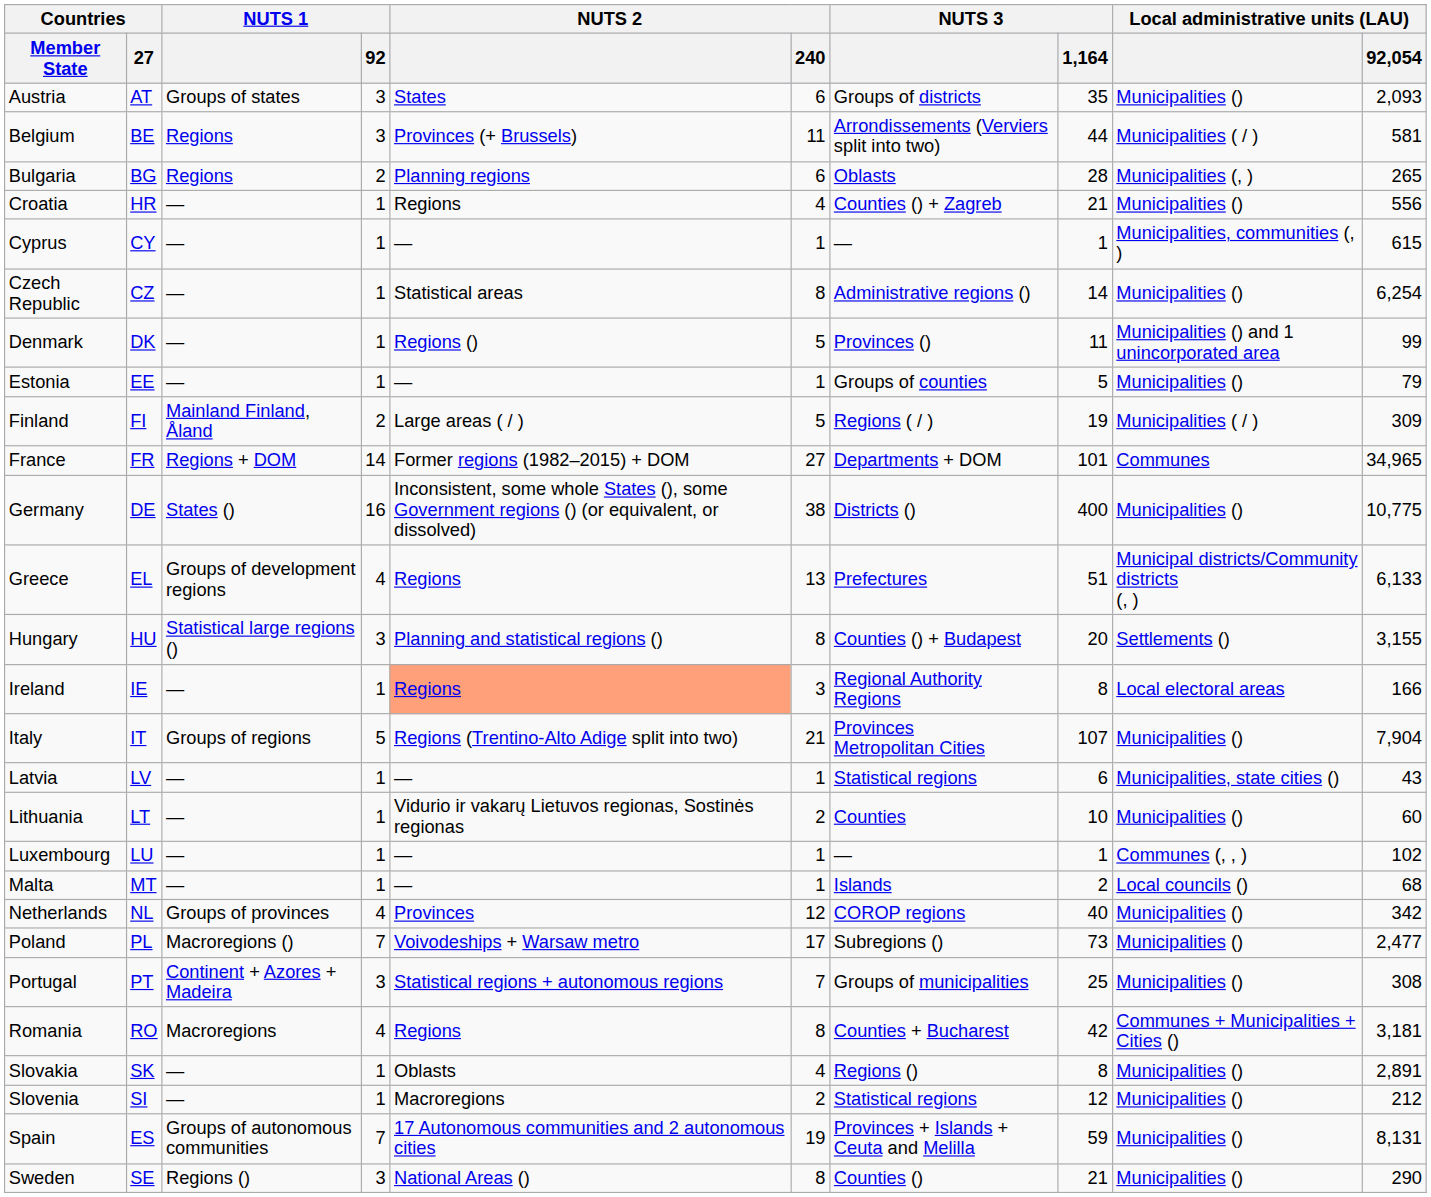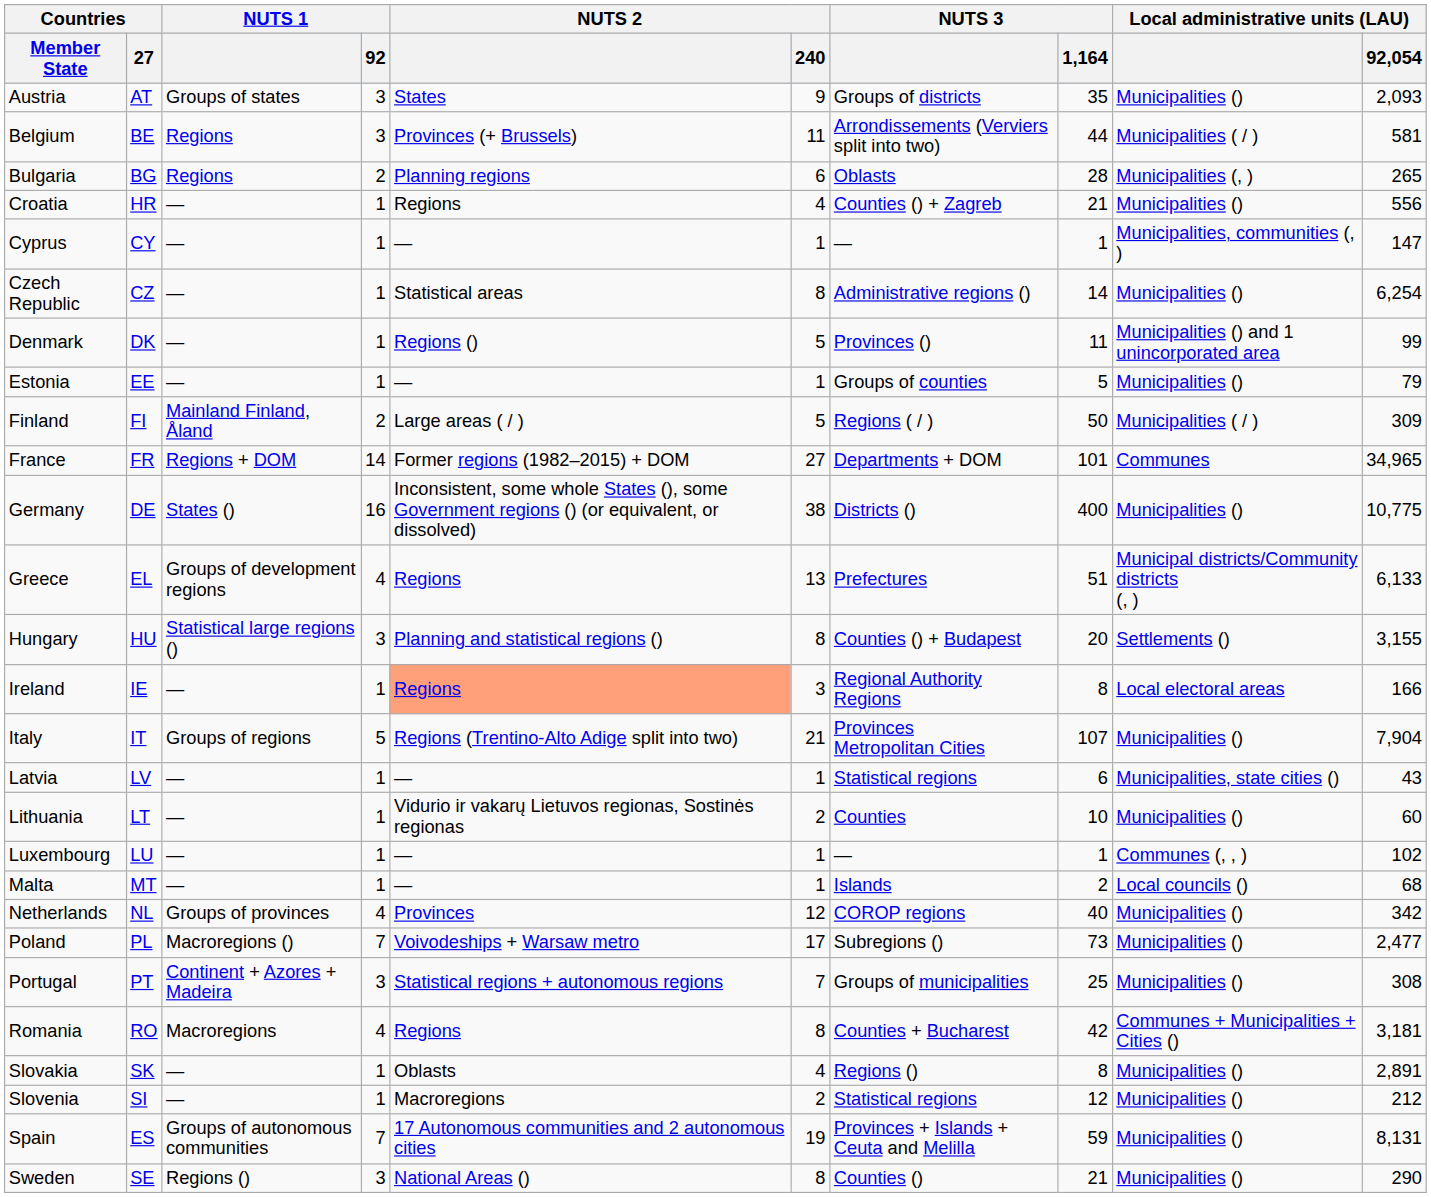(820, 97) 6 -> (820, 97) 9
(1407, 243) 615 -> (1407, 243) 147
(1098, 421) 19 -> (1098, 421) 50
